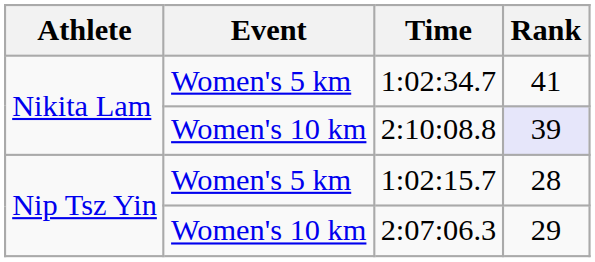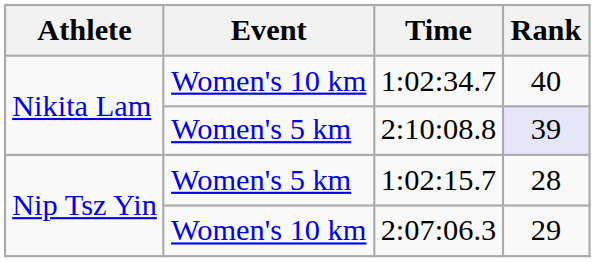(261, 80) Women's 5 km -> (269, 80) Women's 10 km
(546, 80) 41 -> (546, 80) 40
(269, 130) Women's 10 km -> (261, 130) Women's 5 km
